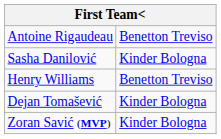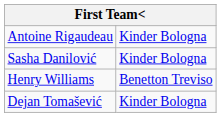(166, 36) Benetton Treviso -> (163, 36) Kinder Bologna
- row: (59, 123)
